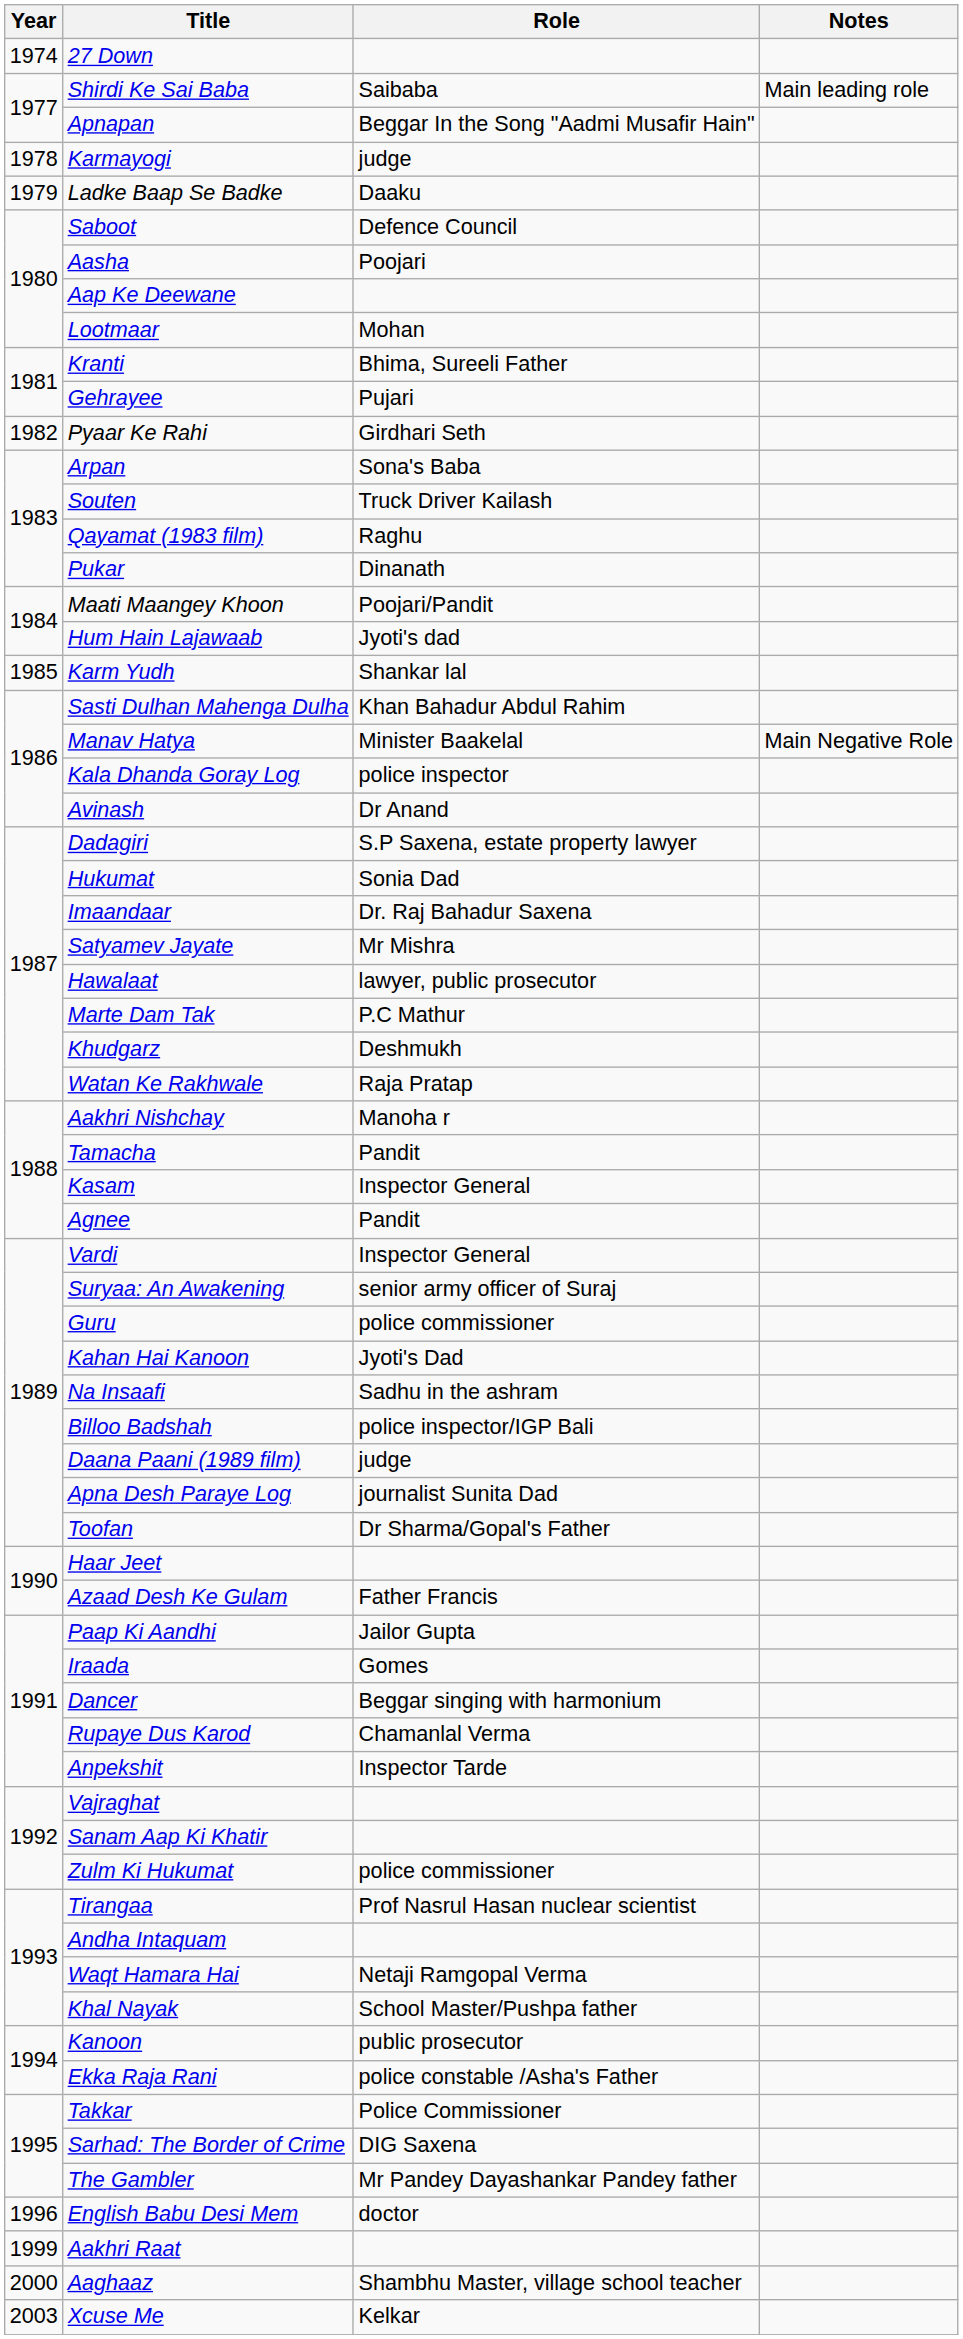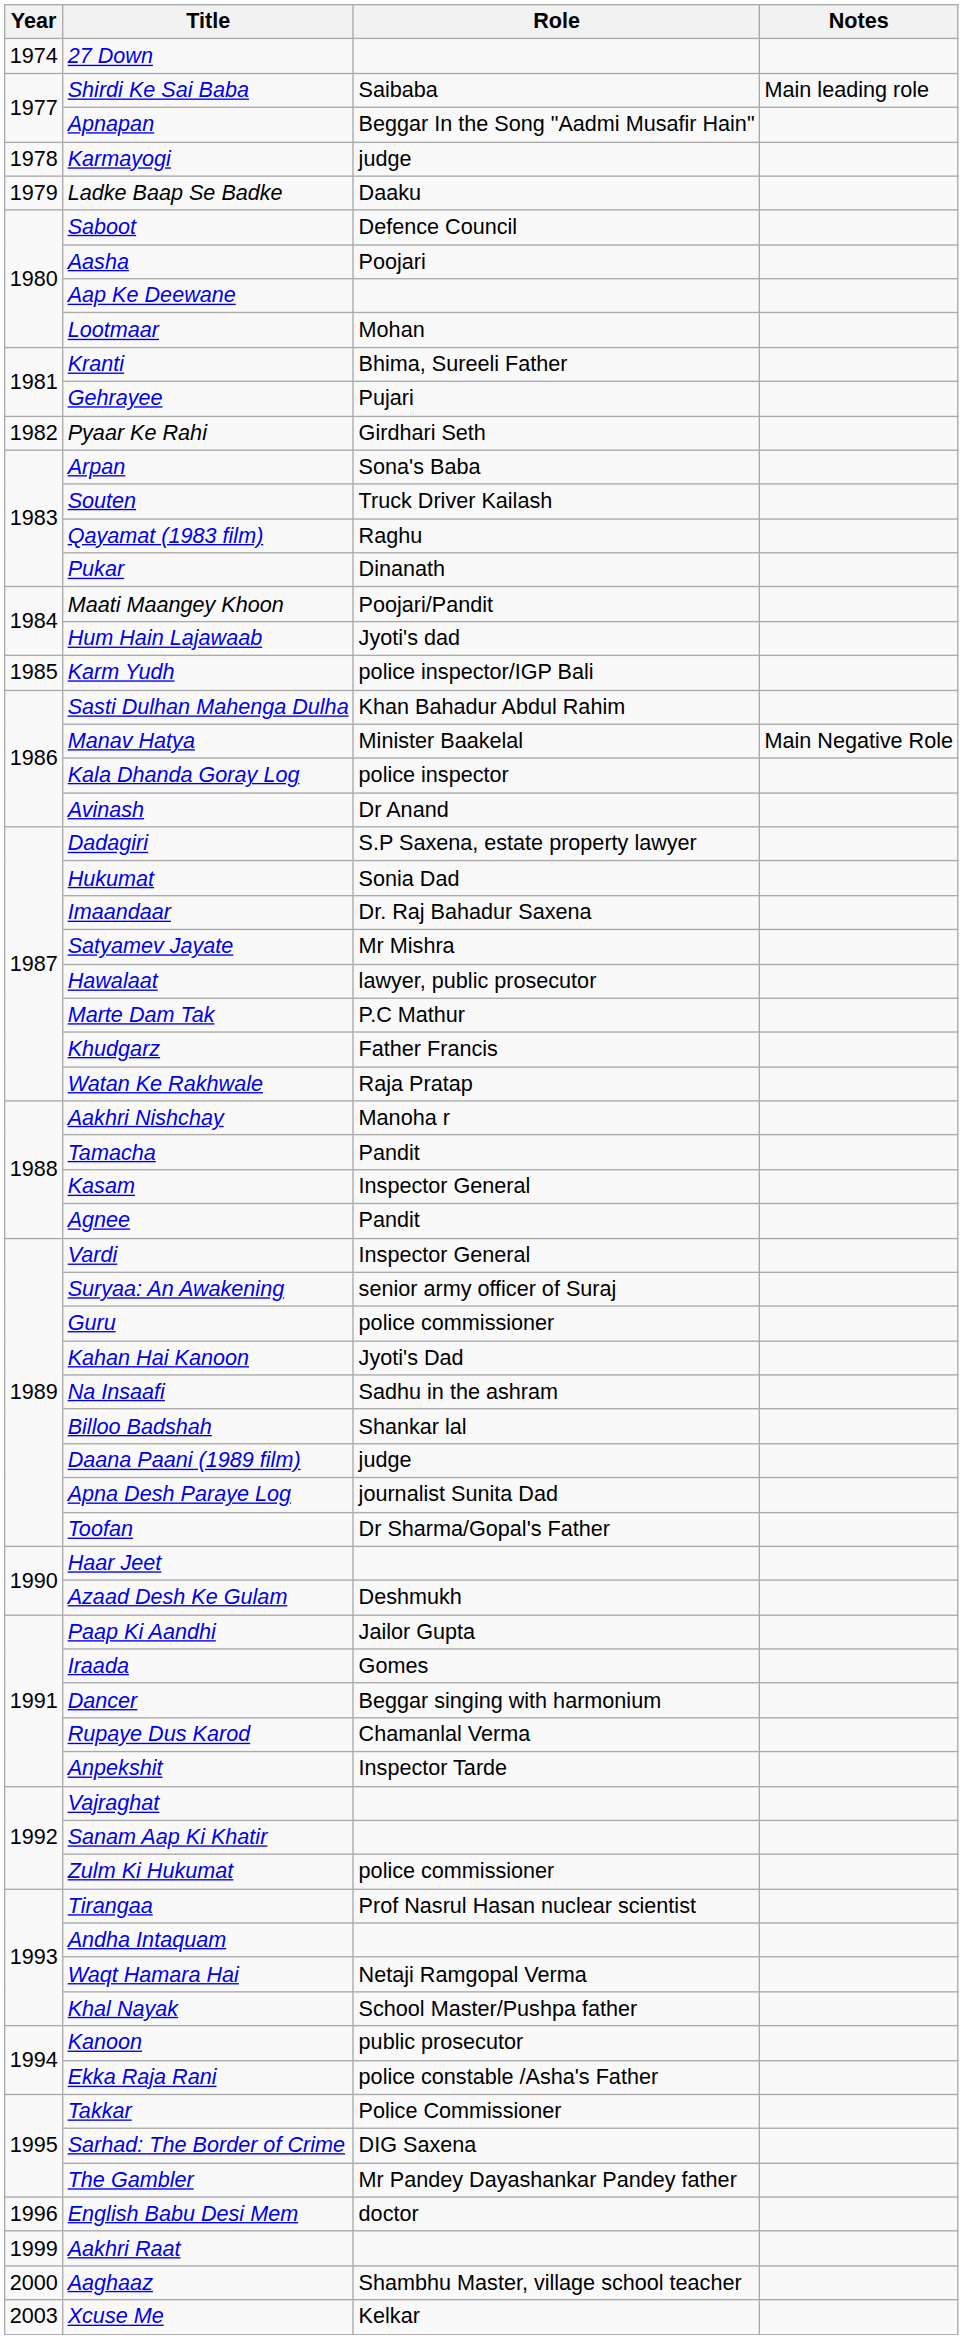(413, 672) Shankar lal -> (476, 672) police inspector/IGP Bali
(410, 1049) Deshmukh -> (428, 1049) Father Francis
(476, 1426) police inspector/IGP Bali -> (413, 1426) Shankar lal
(428, 1597) Father Francis -> (410, 1597) Deshmukh
